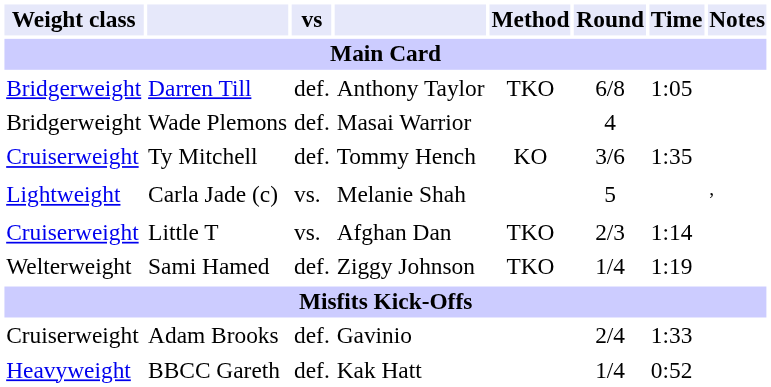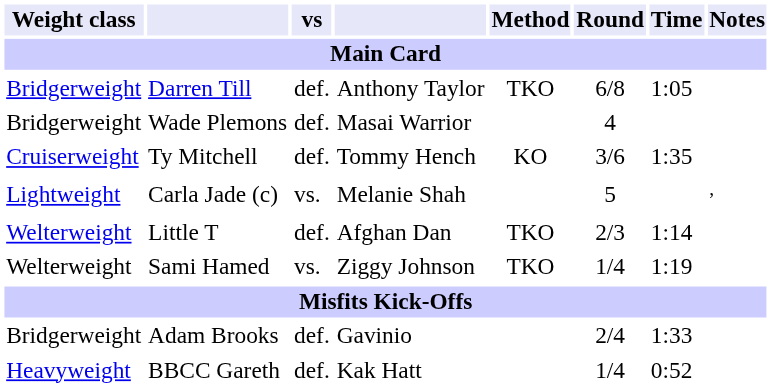(72, 232) Cruiserweight -> (69, 232) Welterweight
(307, 232) vs. -> (312, 232) def.
(312, 266) def. -> (307, 266) vs.
(72, 335) Cruiserweight -> (74, 335) Bridgerweight
